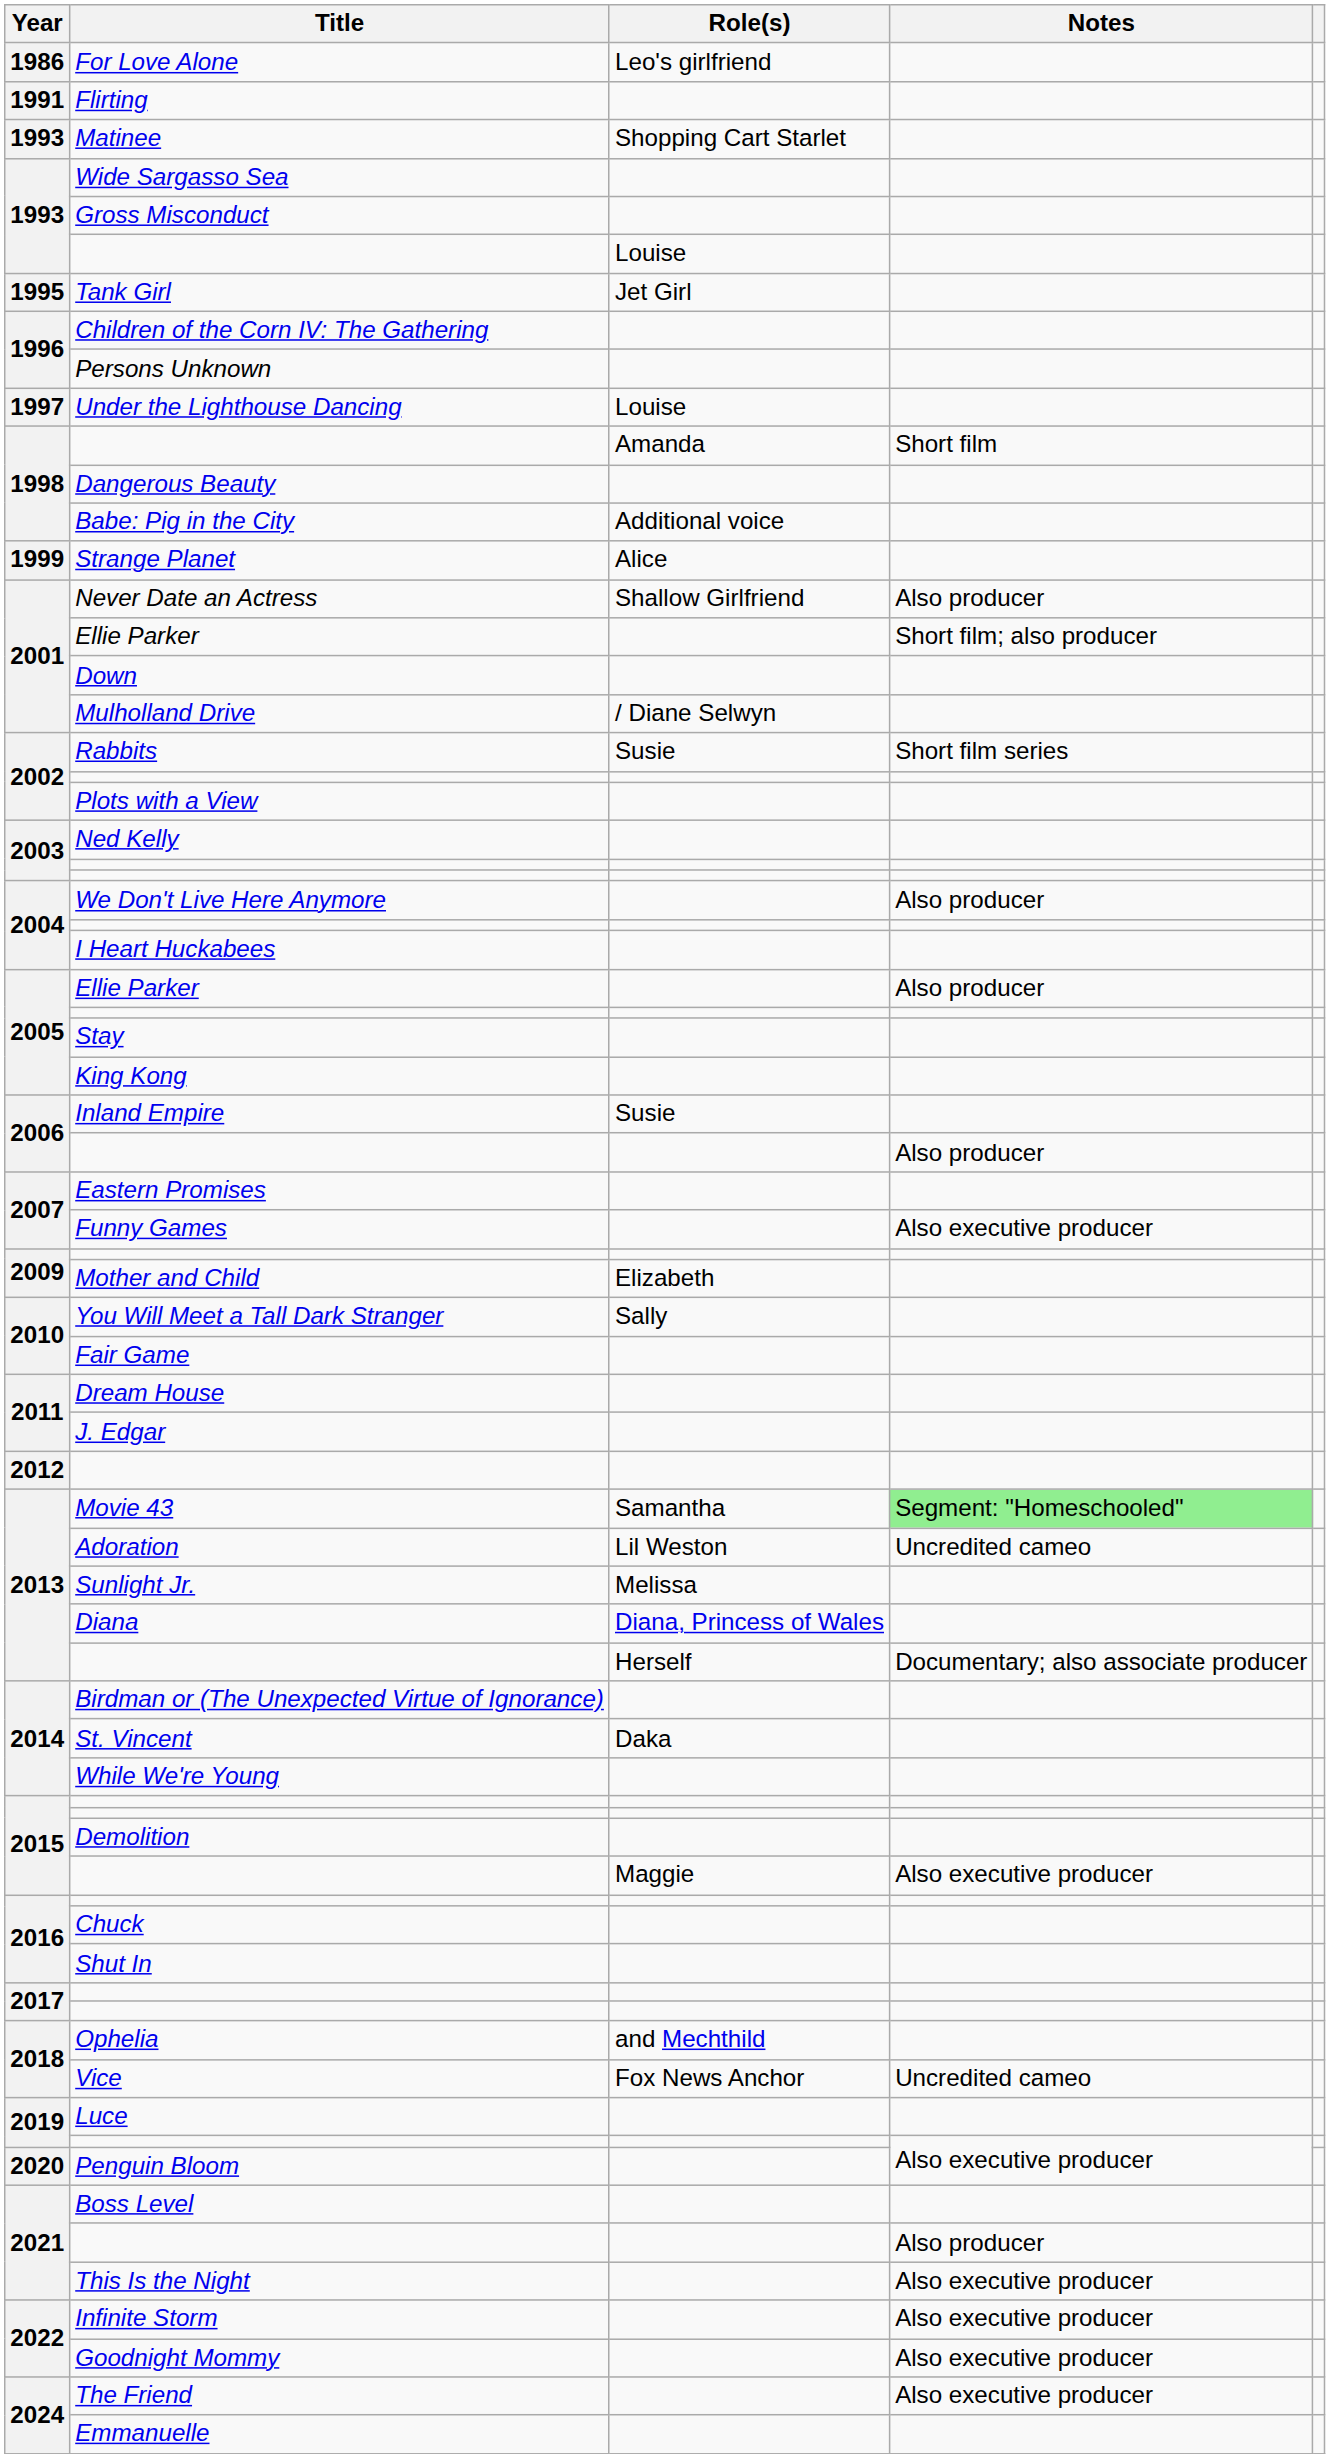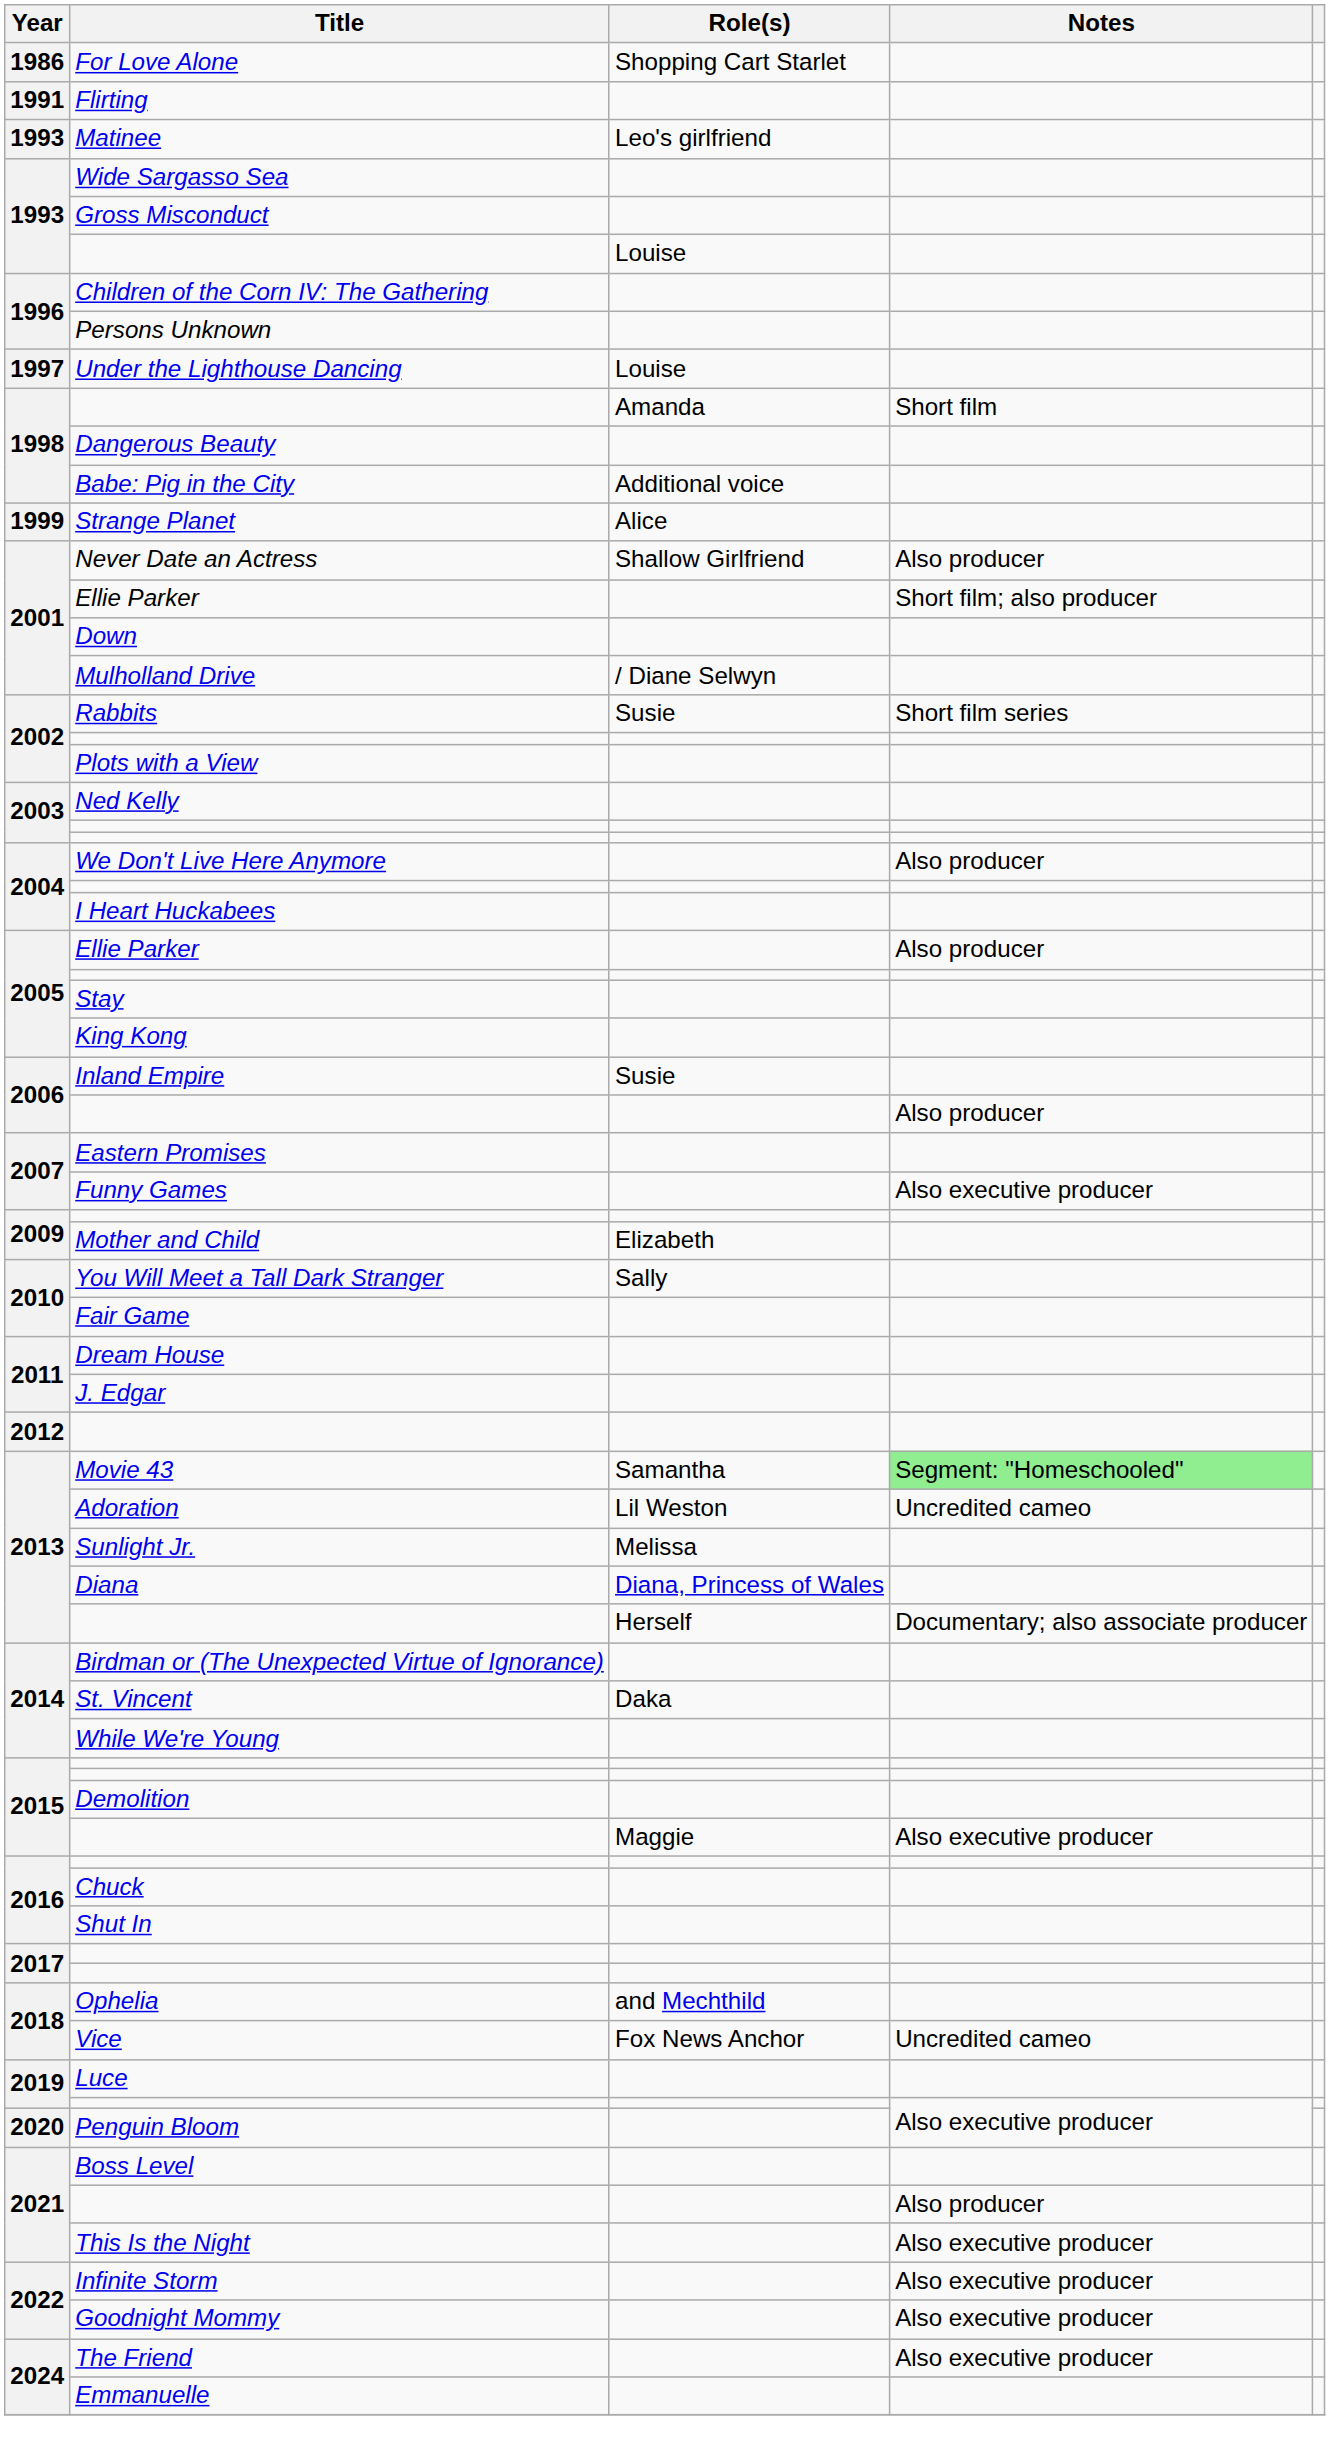(693, 61) Leo's girlfriend -> (731, 61) Shopping Cart Starlet
(731, 138) Shopping Cart Starlet -> (693, 138) Leo's girlfriend
- row: (37, 291)
